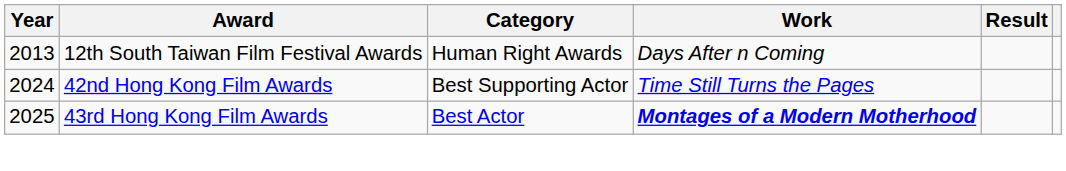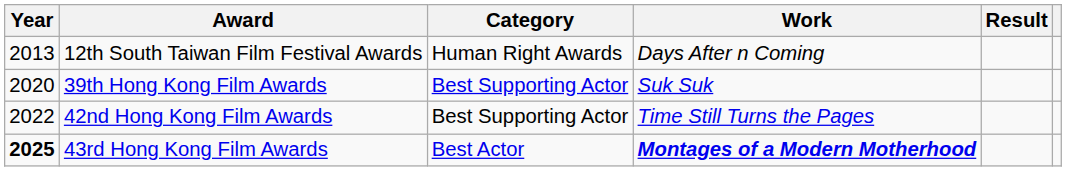+ row: (195, 85)
(32, 85) 2024 -> (32, 117) 2022
(32, 117) normal -> (32, 149) bold
